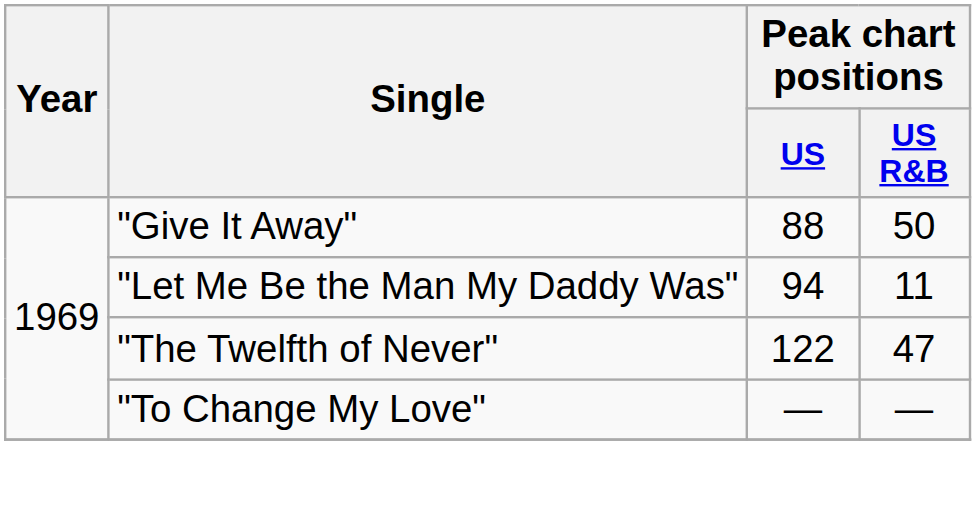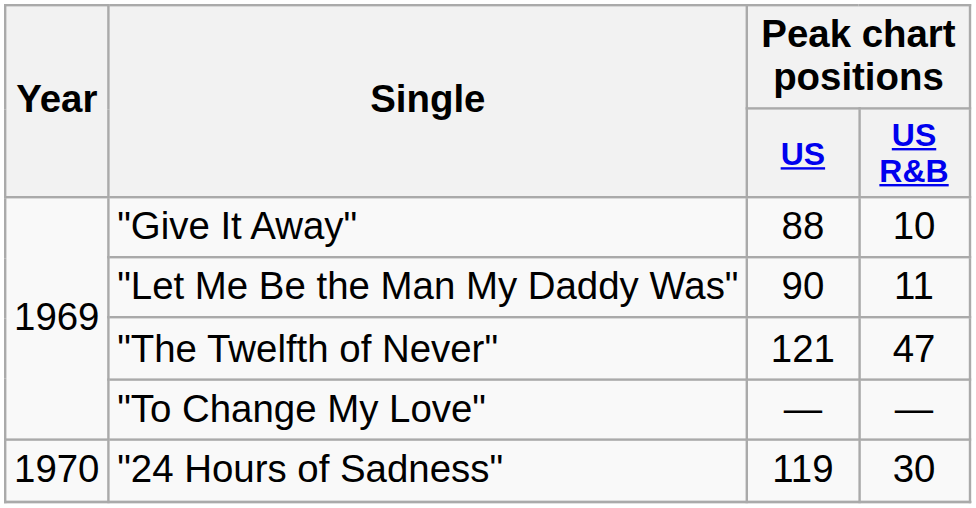(914, 226) 50 -> (914, 226) 10
(803, 287) 94 -> (803, 287) 90
(803, 348) 122 -> (803, 348) 121
+ row: (310, 469)
